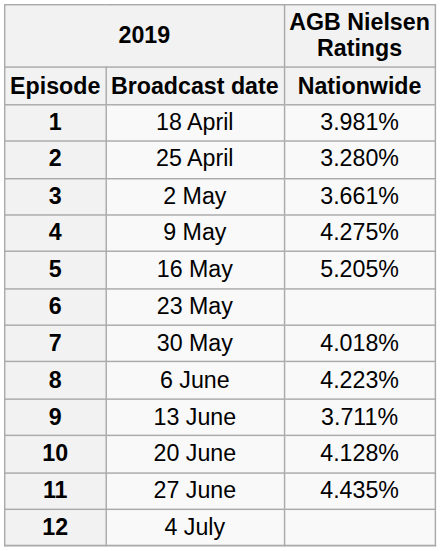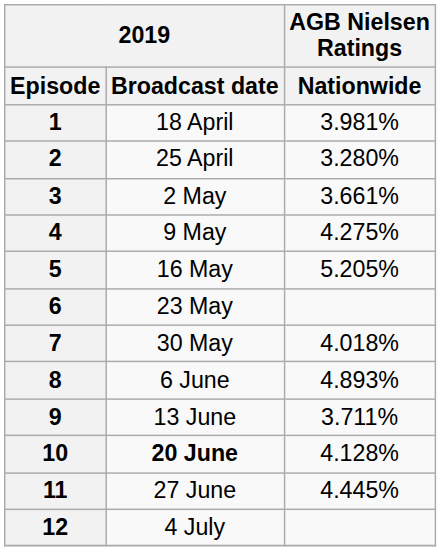(360, 380) 4.223% -> (360, 380) 4.893%
(195, 453) normal -> (195, 453) bold
(360, 490) 4.435% -> (360, 490) 4.445%
